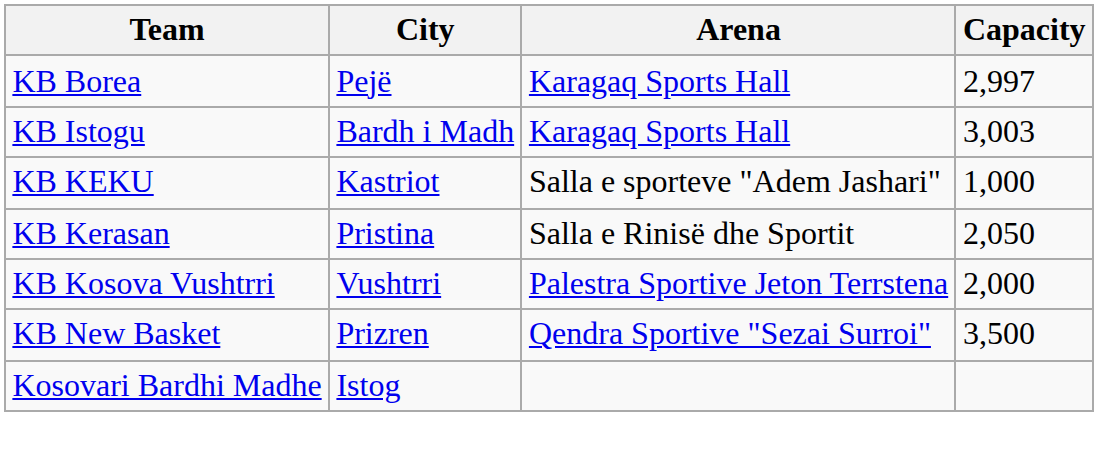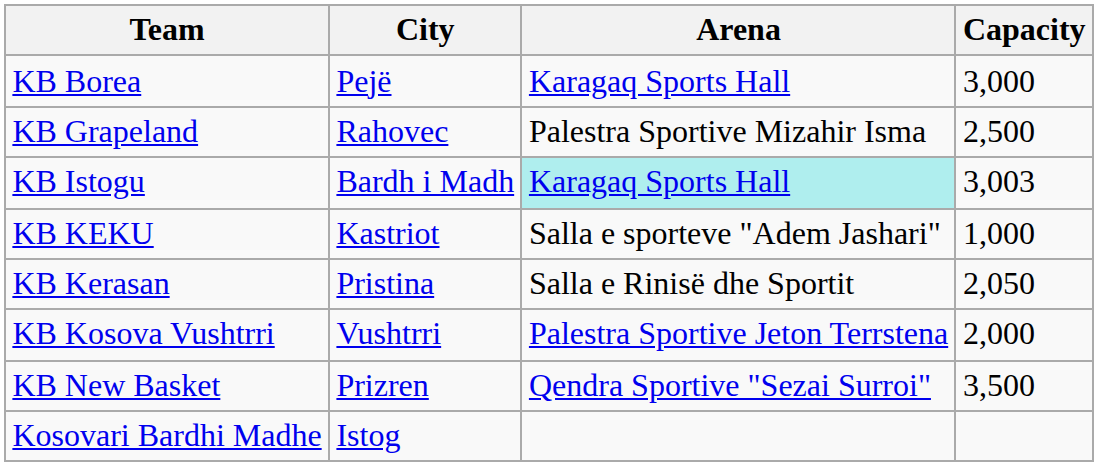(999, 80) 2,997 -> (999, 80) 3,000
+ row: (105, 131)
(660, 131) no background -> (660, 182) paleturquoise background
